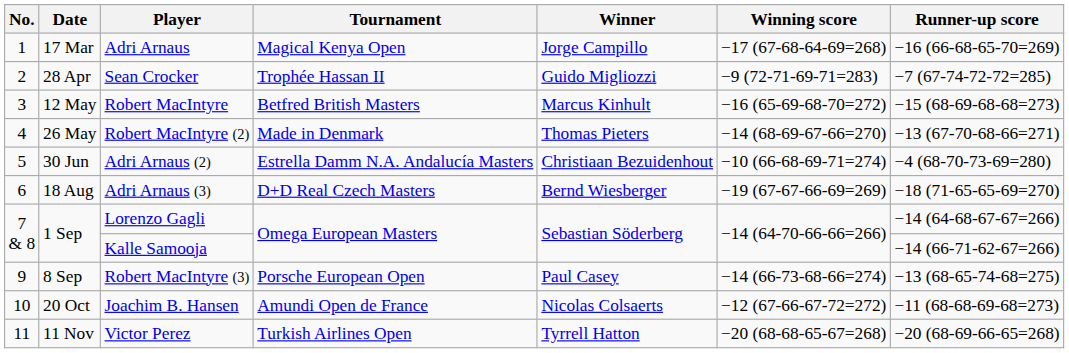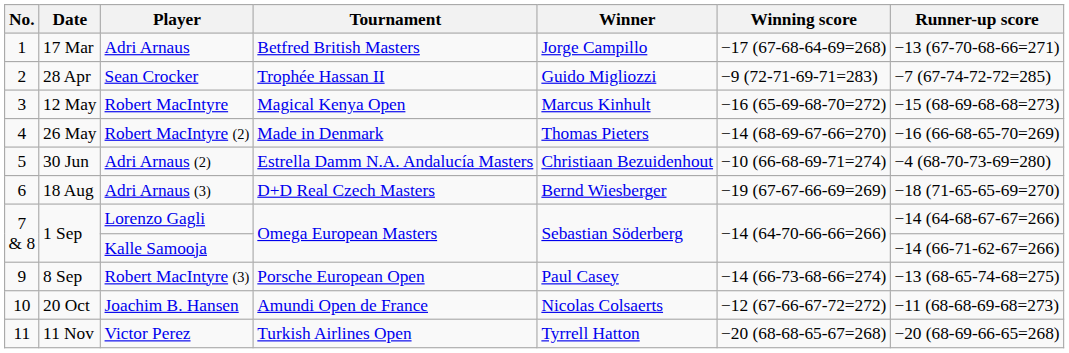(331, 47) Magical Kenya Open -> (339, 47) Betfred British Masters
(977, 47) −16 (66-68-65-70=269) -> (977, 47) −13 (67-70-68-66=271)
(339, 104) Betfred British Masters -> (331, 104) Magical Kenya Open
(977, 133) −13 (67-70-68-66=271) -> (977, 133) −16 (66-68-65-70=269)
